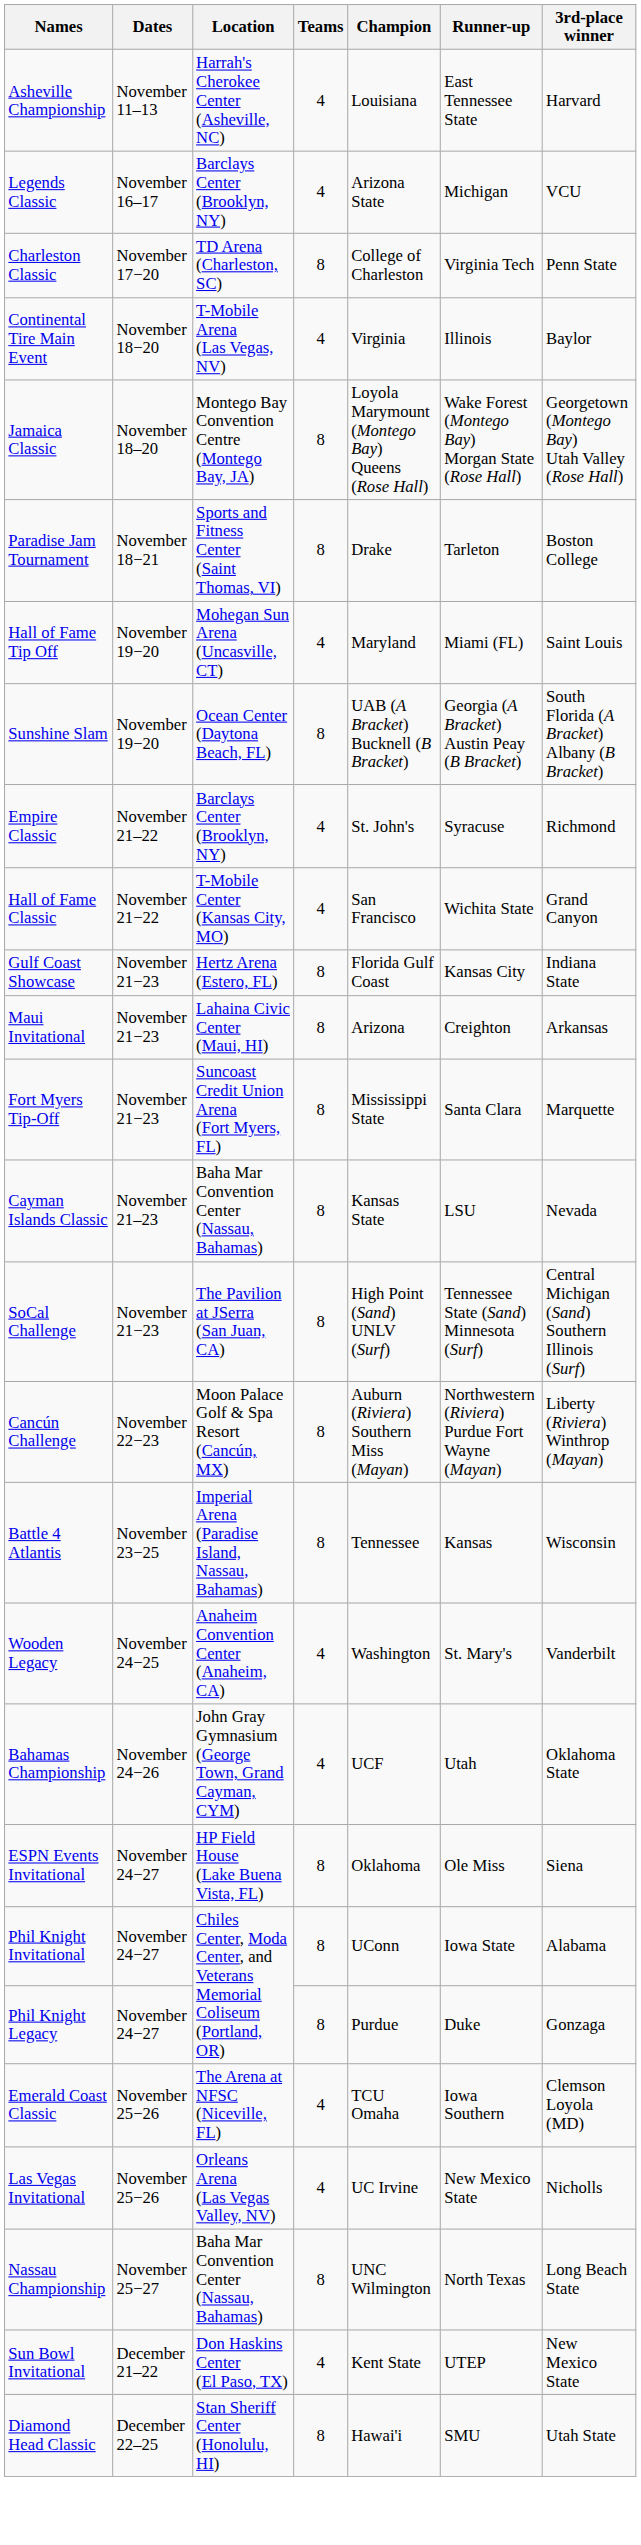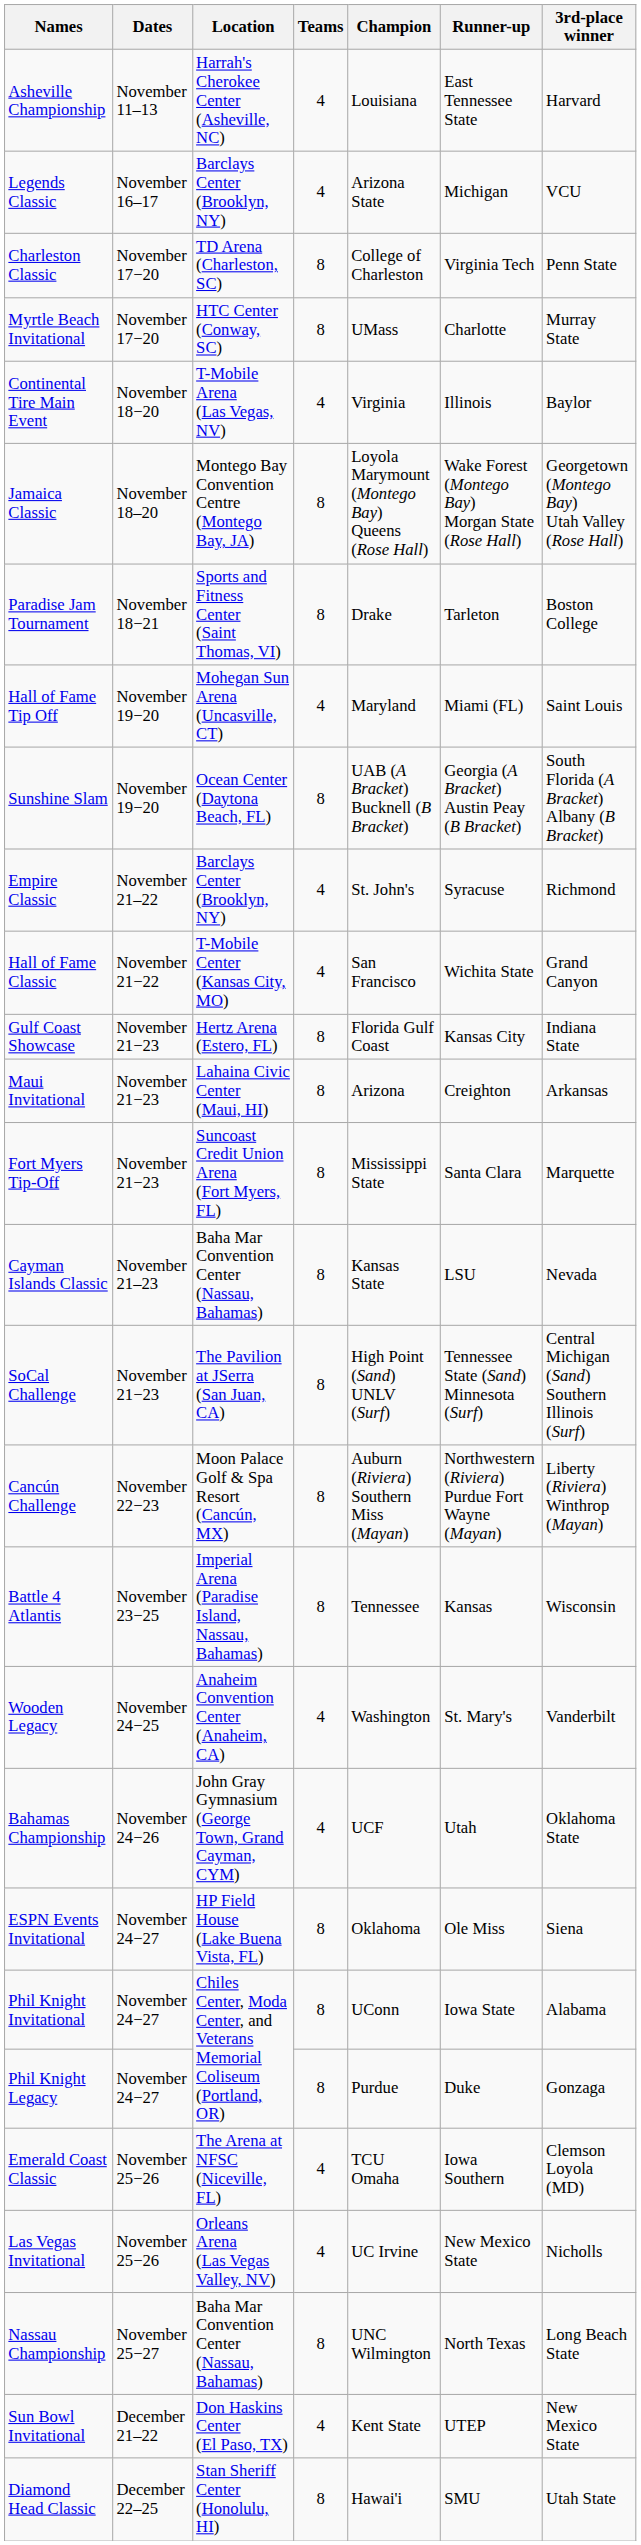+ row: (54, 329)
